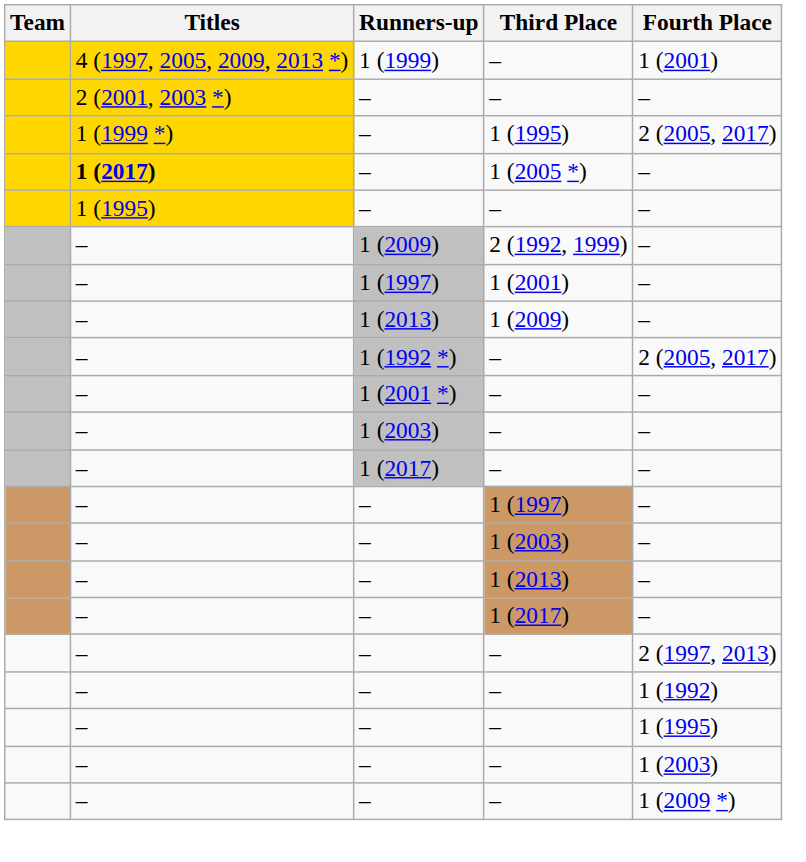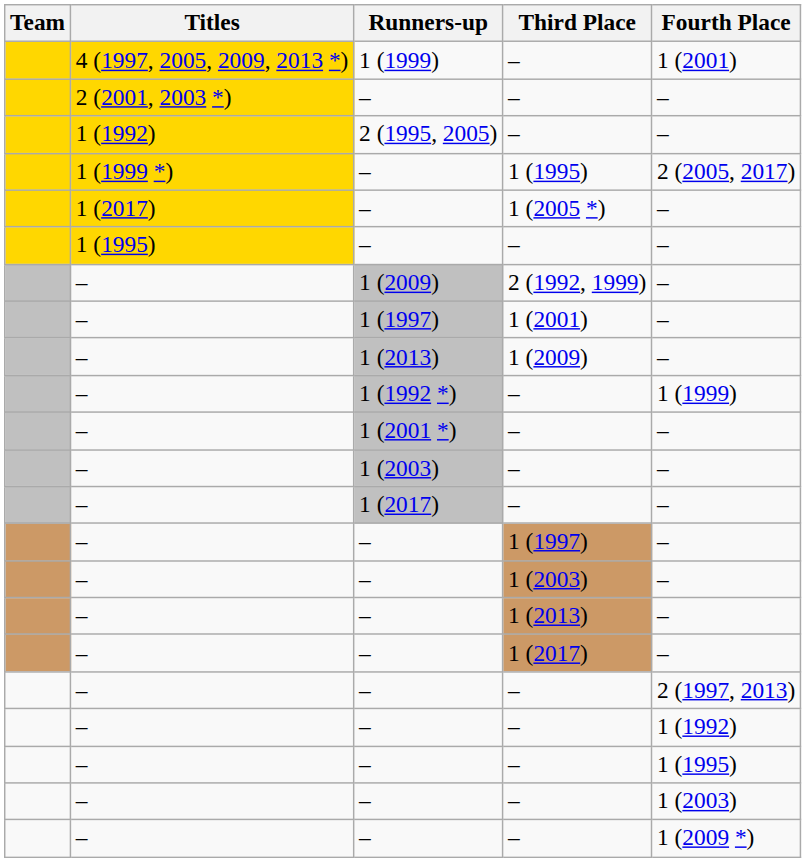+ row: (428, 134)
(116, 171) bold -> (116, 208) normal
(707, 356) 2 (2005, 2017) -> (697, 393) 1 (1999)
